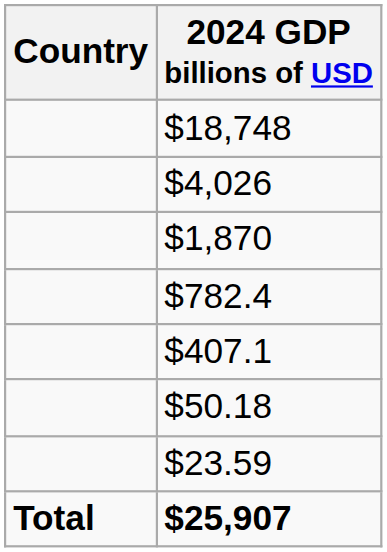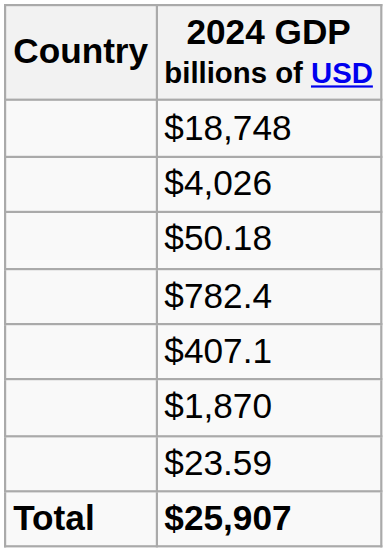rows swapped: (218, 239) <-> (218, 406)
